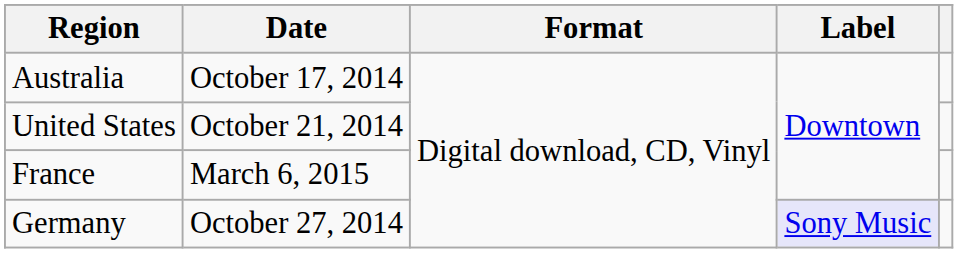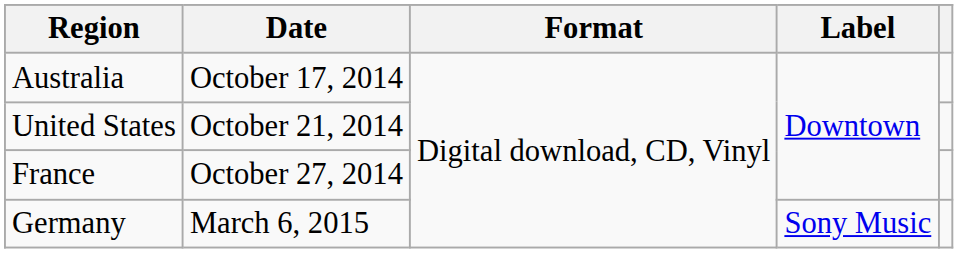(279, 174) March 6, 2015 -> (296, 174) October 27, 2014
(296, 222) October 27, 2014 -> (279, 222) March 6, 2015
(858, 222) lavender background -> (858, 222) no background
